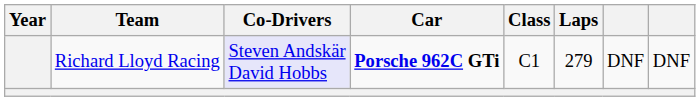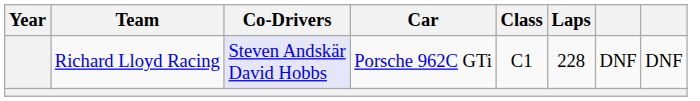(427, 61) bold -> (423, 61) normal
(579, 61) 279 -> (571, 61) 228
